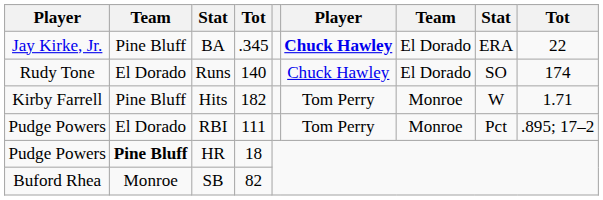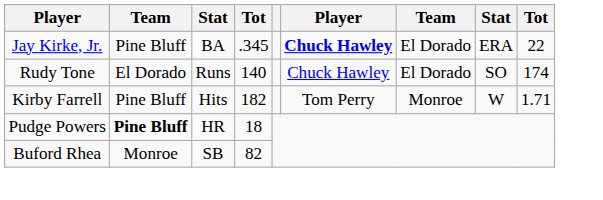- row: (213, 126)
